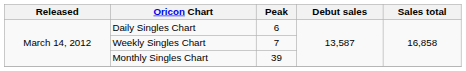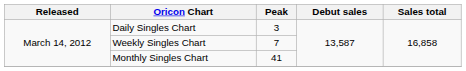(276, 27) 6 -> (276, 27) 3
(276, 58) 39 -> (276, 58) 41
